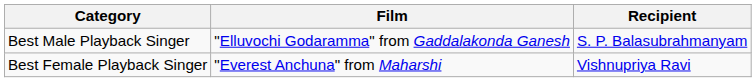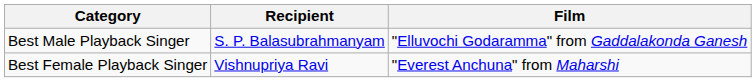columns swapped: (662, 16) <-> (392, 16)
